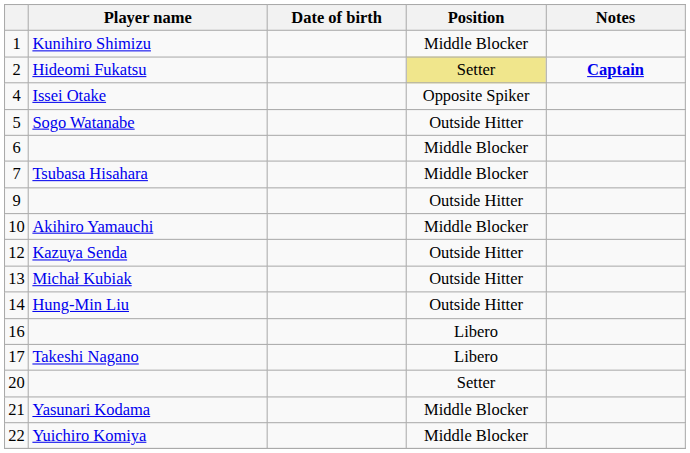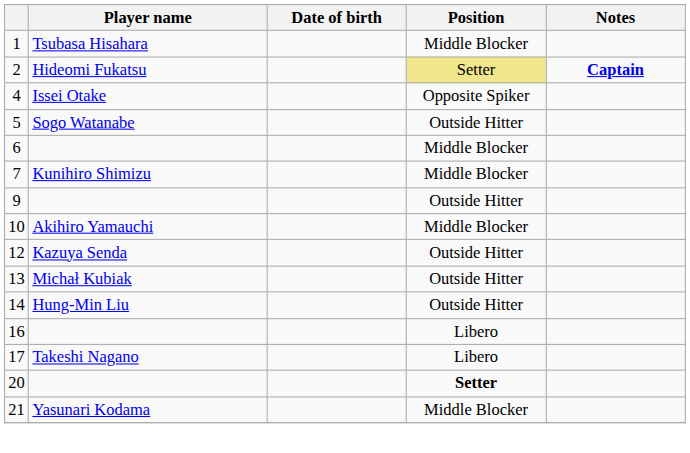(92, 43) Kunihiro Shimizu -> (90, 43) Tsubasa Hisahara
(90, 174) Tsubasa Hisahara -> (92, 174) Kunihiro Shimizu
(476, 383) normal -> (476, 383) bold
- row: (17, 435)
